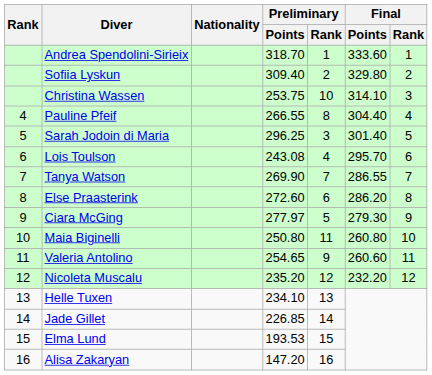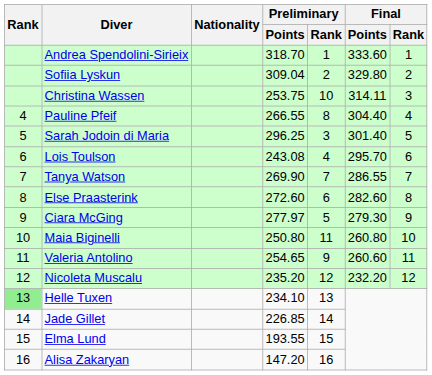(285, 75) 309.40 -> (285, 75) 309.04
(367, 95) 314.10 -> (367, 95) 314.11
(367, 197) 286.20 -> (367, 197) 282.60
(23, 298) no background -> (23, 298) lightgreen background
(285, 339) 193.53 -> (285, 339) 193.55
